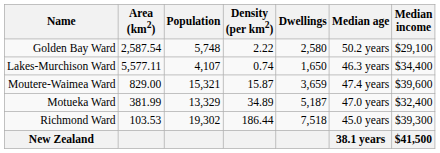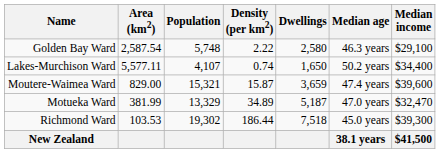(366, 47) 50.2 years -> (366, 47) 46.3 years
(366, 66) 46.3 years -> (366, 66) 50.2 years
(414, 102) $32,400 -> (414, 102) $32,470
